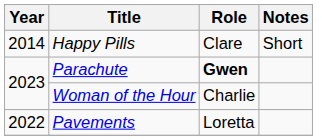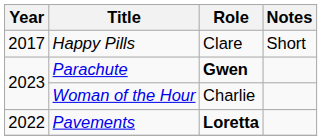(27, 43) 2014 -> (27, 43) 2017
(229, 122) normal -> (231, 122) bold
